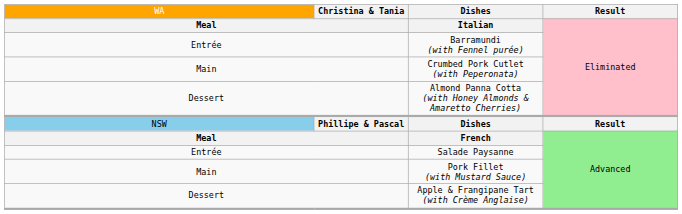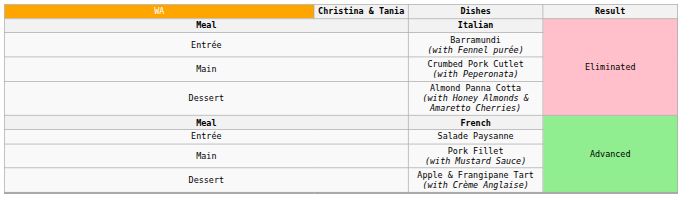- row: (159, 124)
